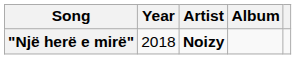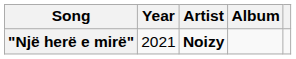(158, 41) 2018 -> (158, 41) 2021
